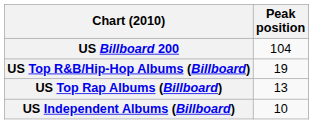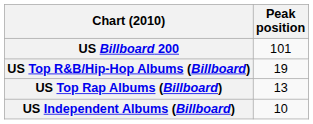(281, 48) 104 -> (281, 48) 101
